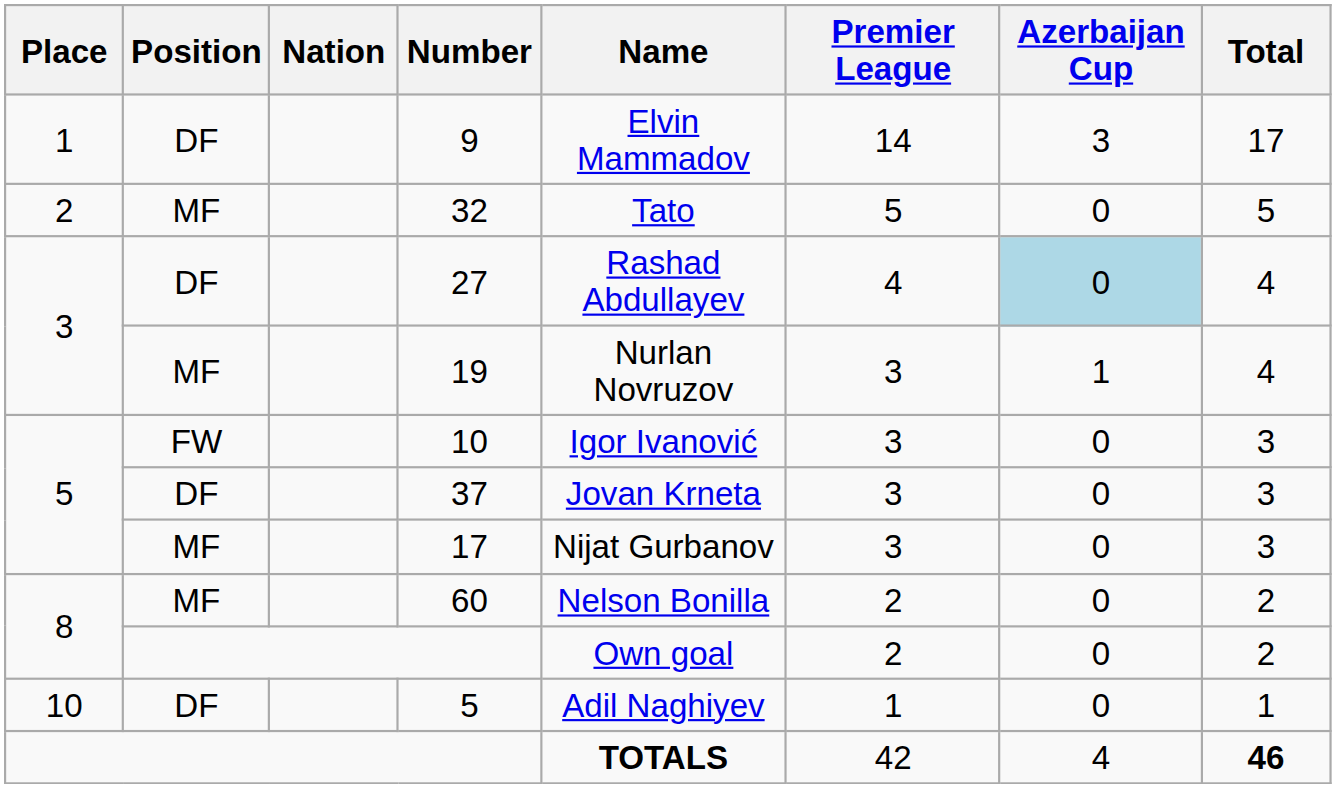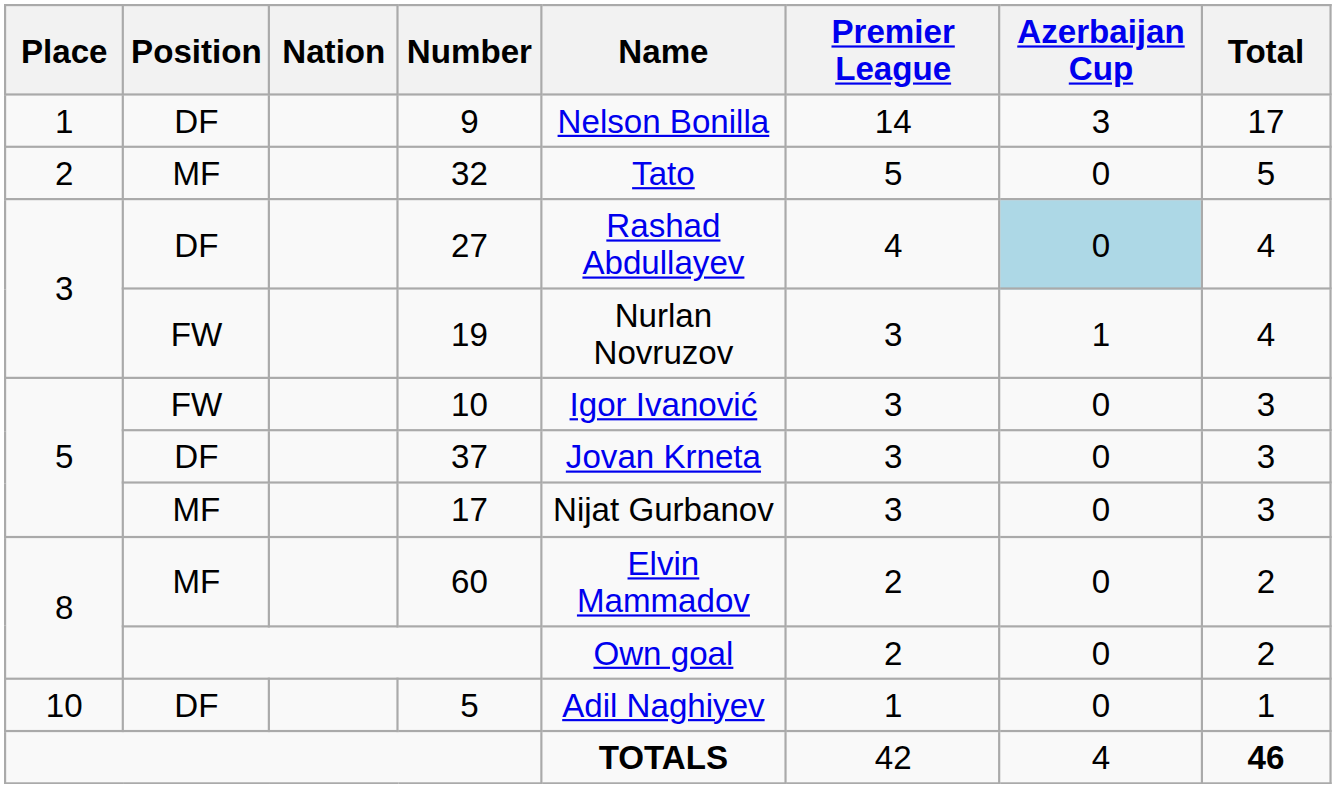(663, 140) Elvin Mammadov -> (663, 121) Nelson Bonilla
(196, 371) MF -> (196, 334) FW
(663, 599) Nelson Bonilla -> (663, 581) Elvin Mammadov
